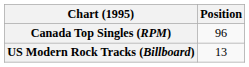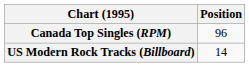(221, 52) 13 -> (221, 52) 14
